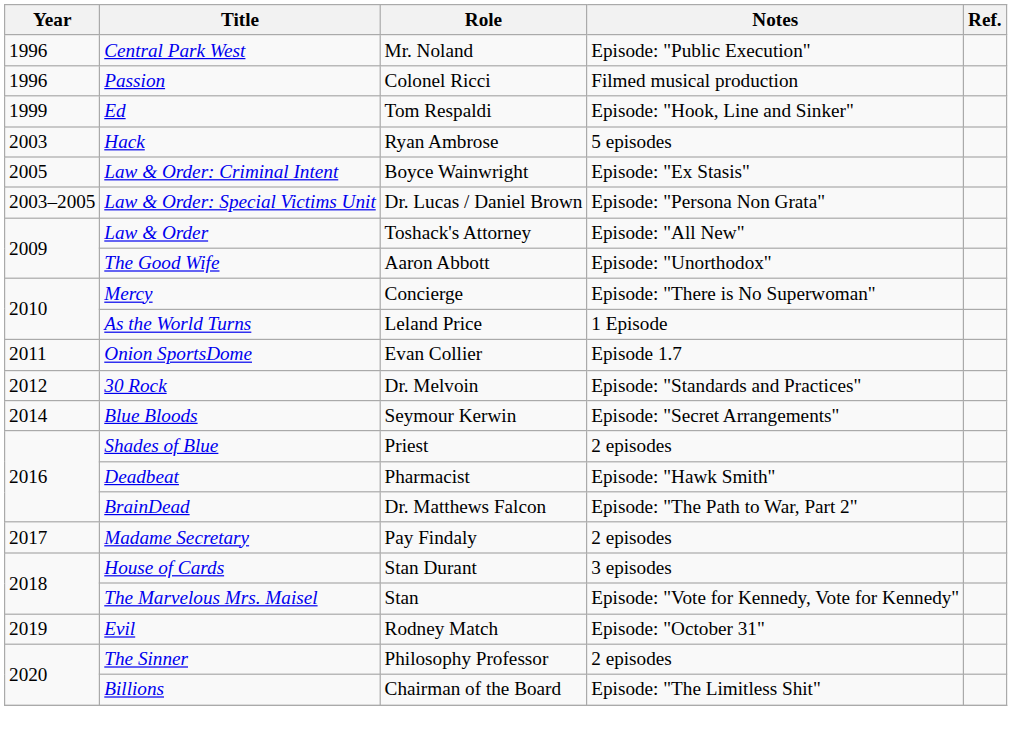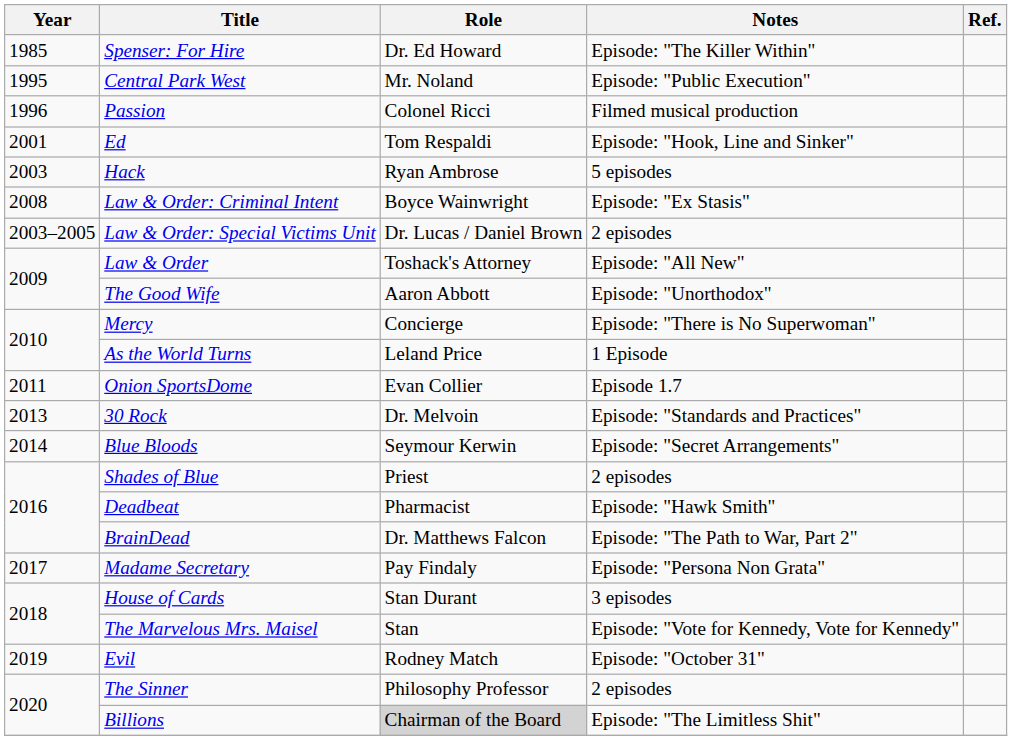+ row: (174, 50)
(28, 50) 1996 -> (28, 80) 1995
(28, 111) 1999 -> (28, 141) 2001
(28, 171) 2005 -> (28, 202) 2008
(708, 202) Episode: "Persona Non Grata" -> (632, 232) 2 episodes
(28, 385) 2012 -> (28, 415) 2013
(632, 537) 2 episodes -> (708, 567) Episode: "Persona Non Grata"
(473, 689) no background -> (473, 720) lightgrey background
